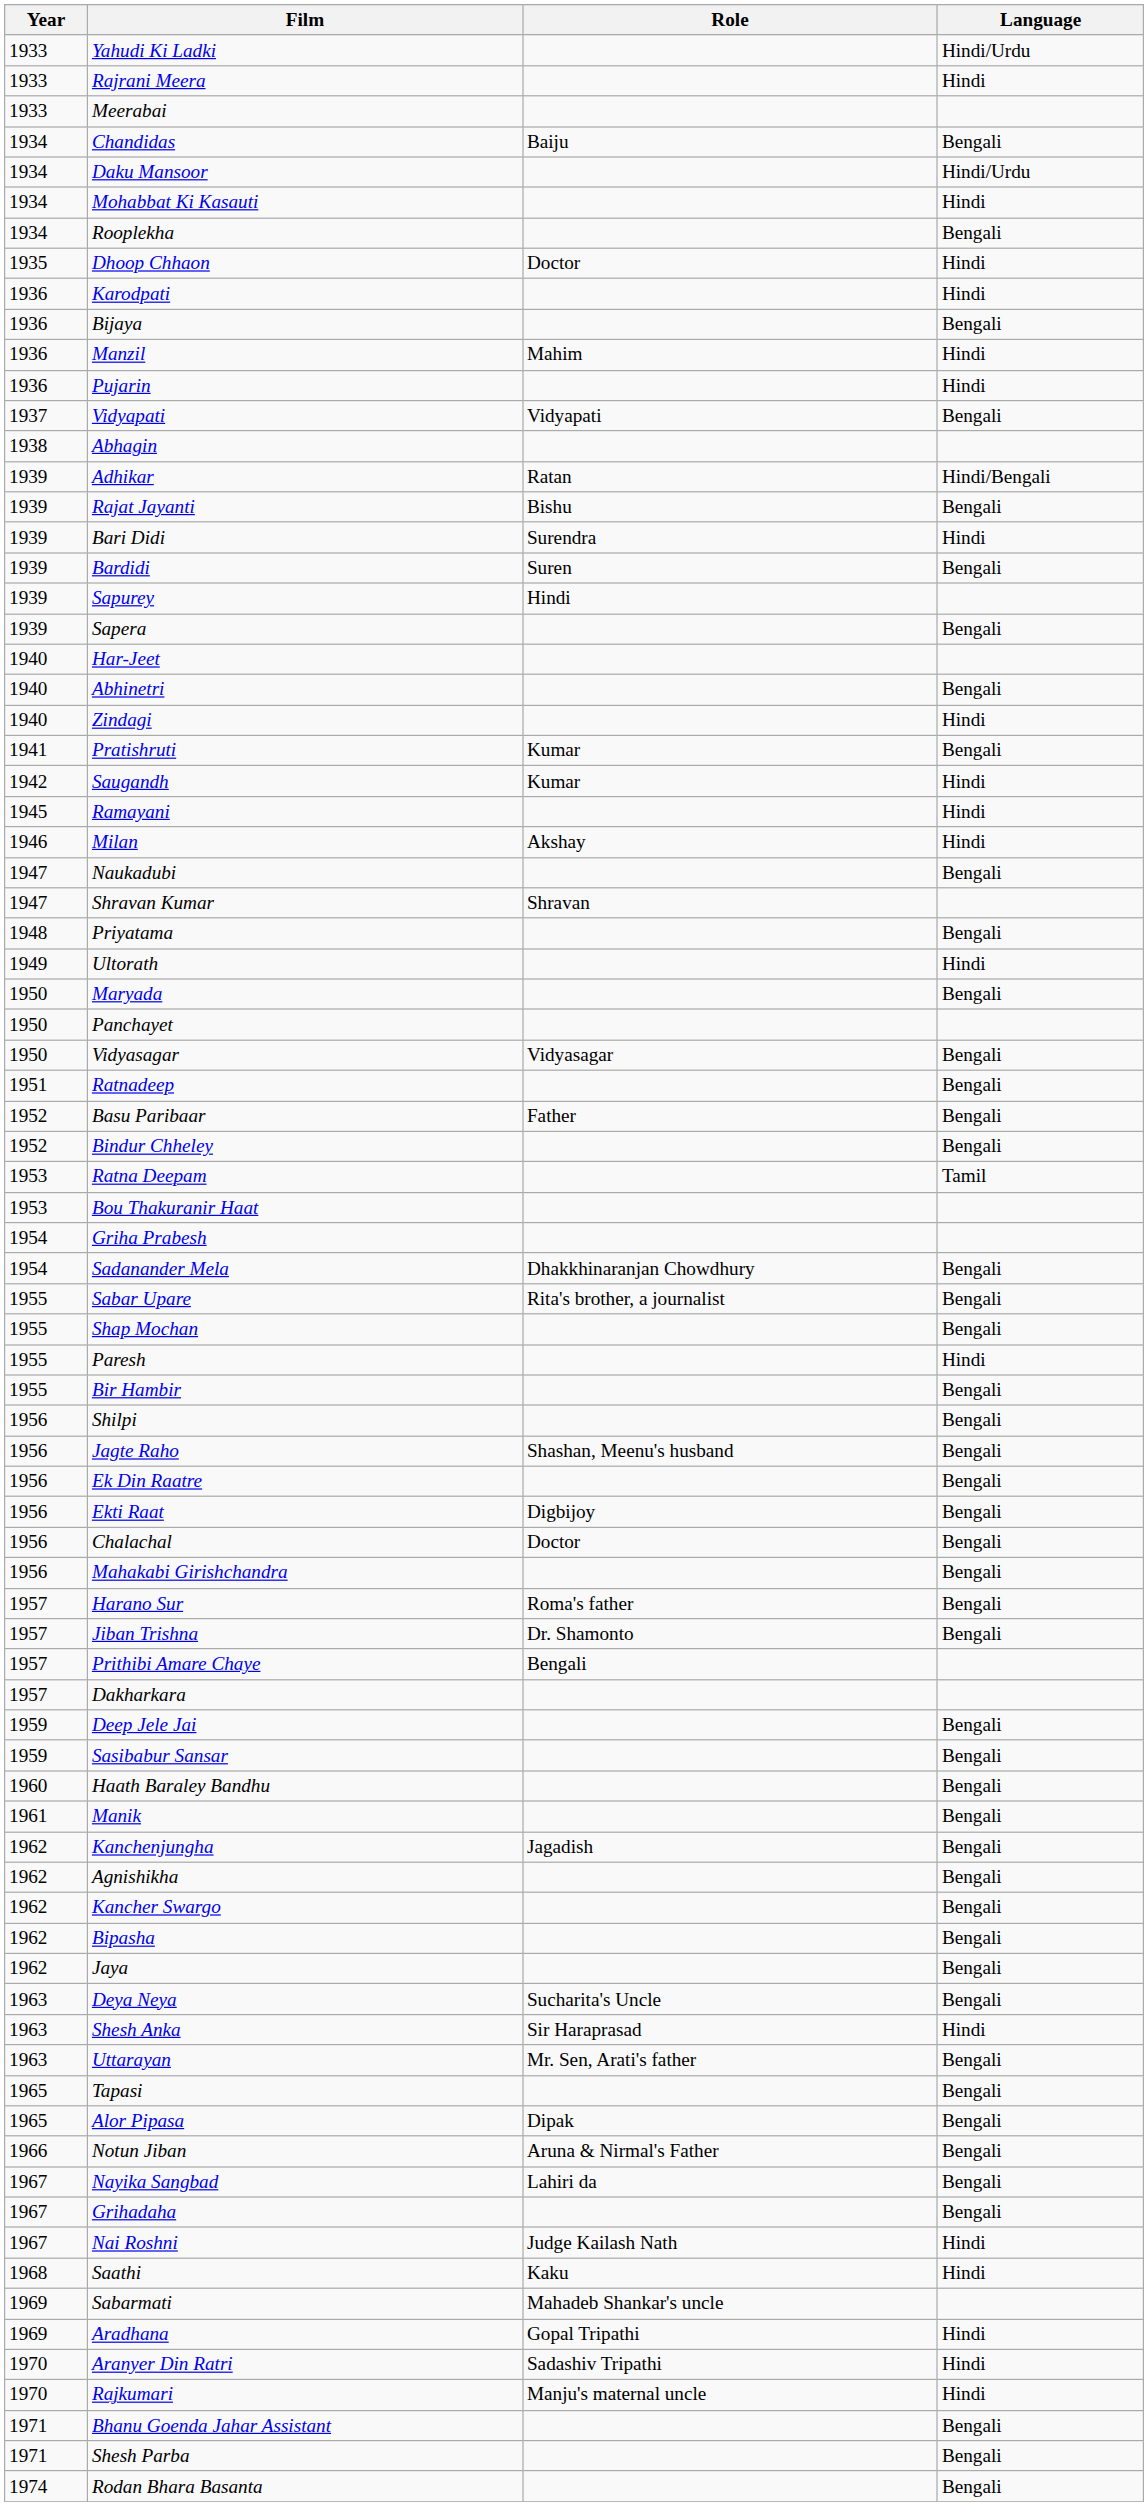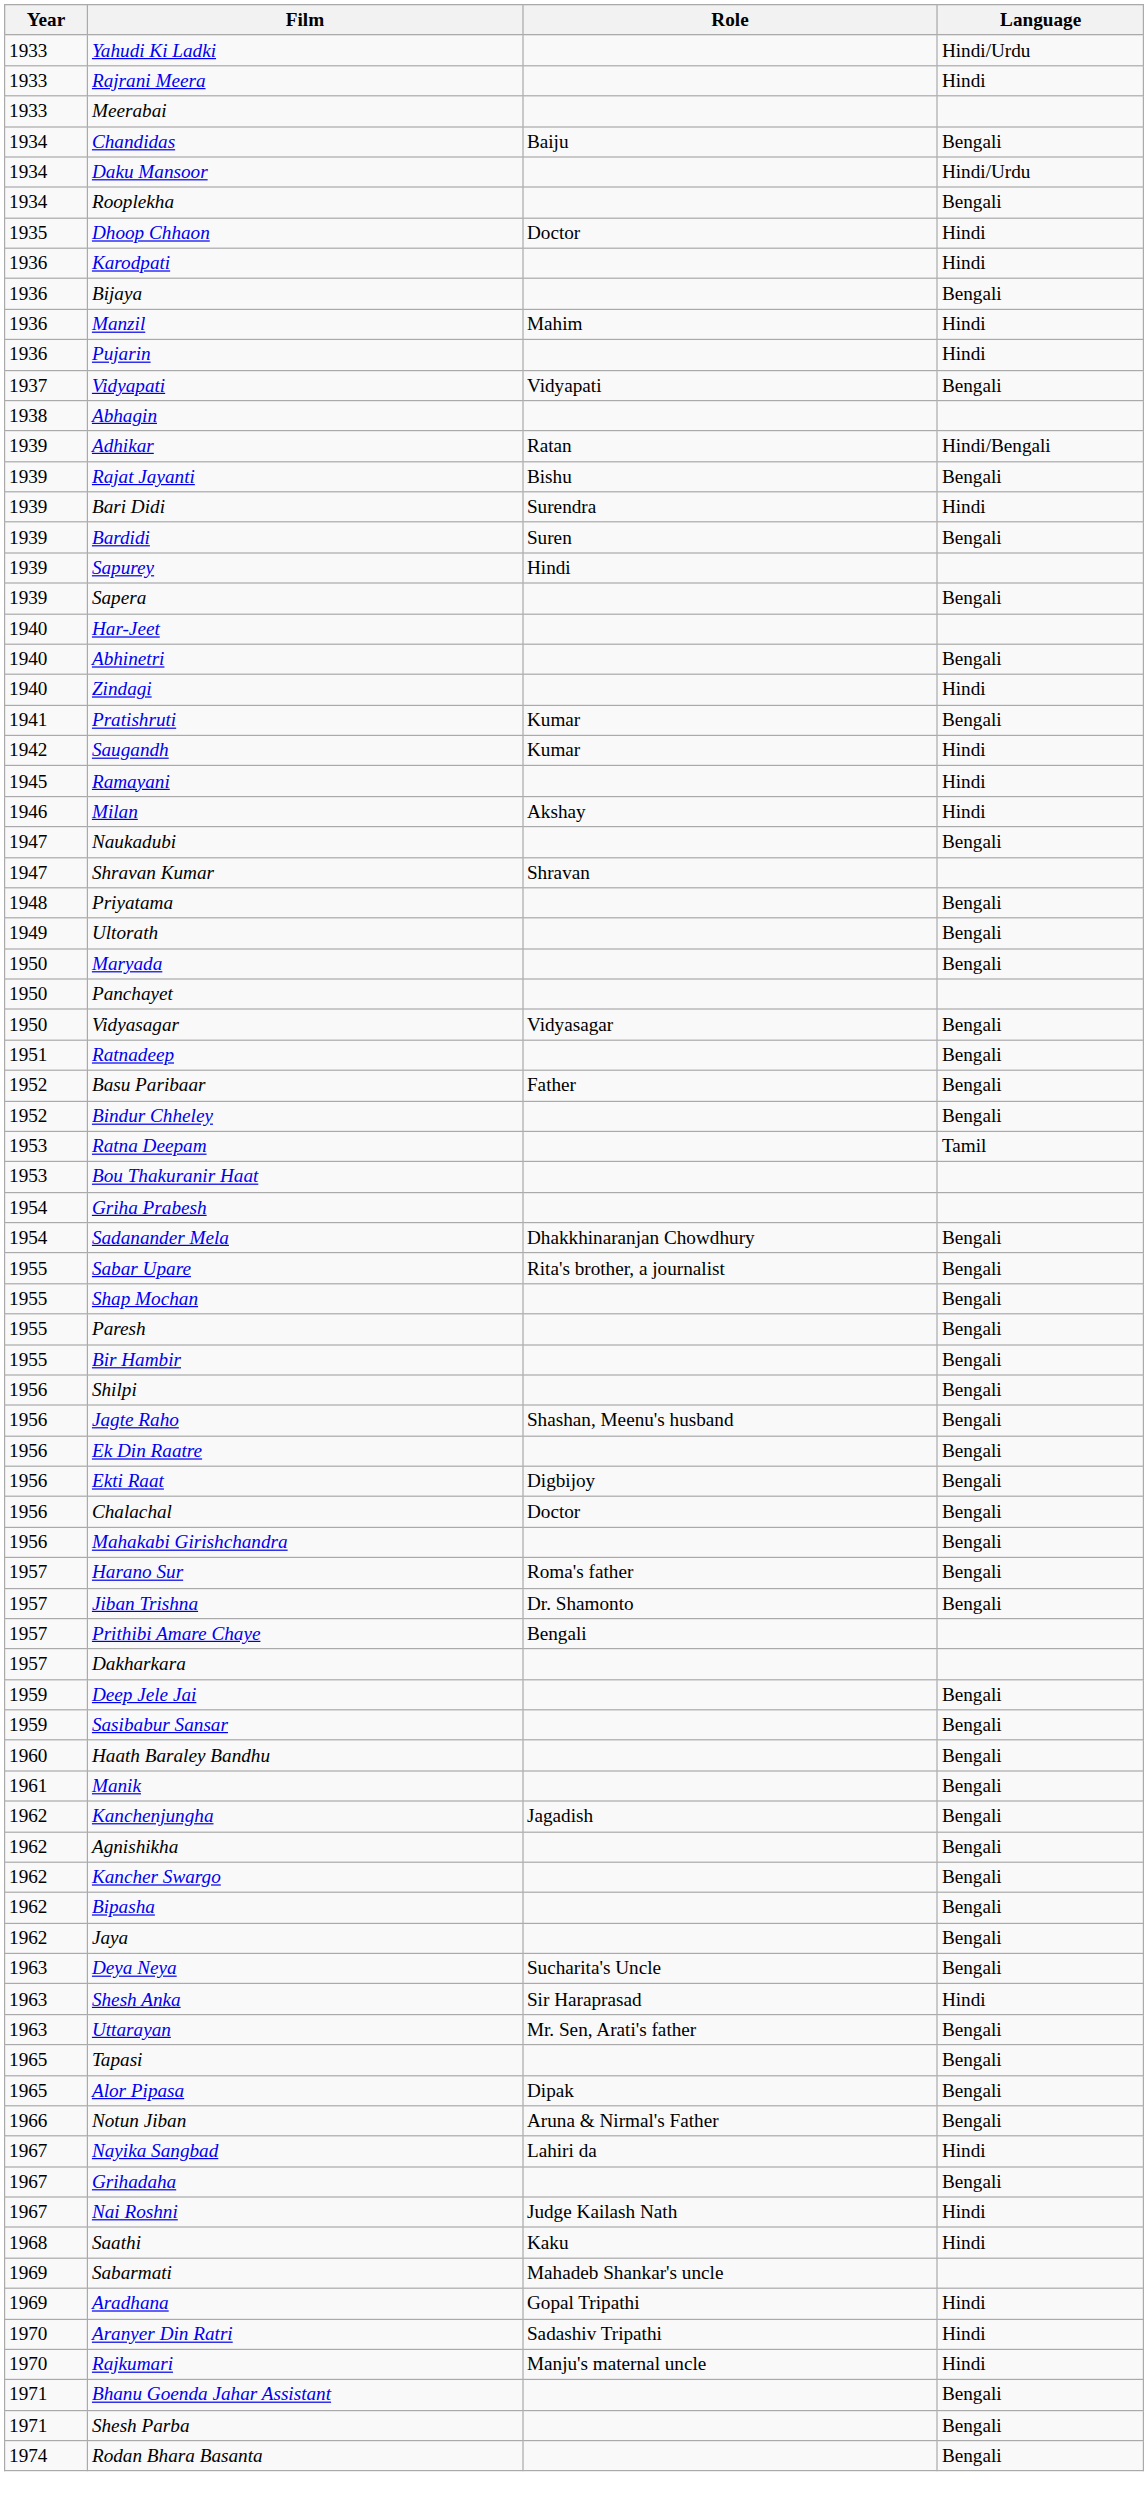- row: (175, 202)
(964, 963) Hindi -> (972, 933) Bengali
(964, 1359) Hindi -> (972, 1329) Bengali
(972, 2181) Bengali -> (964, 2151) Hindi
